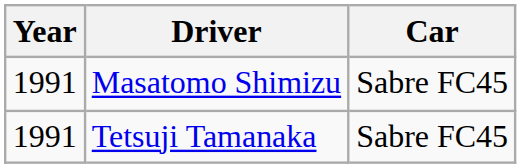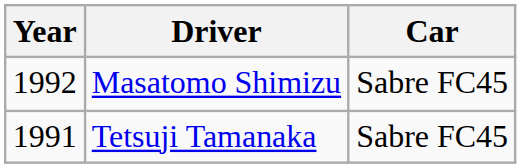(45, 83) 1991 -> (45, 83) 1992
